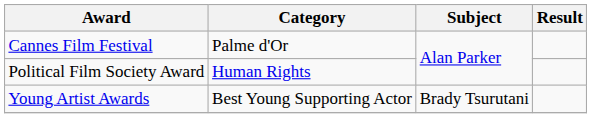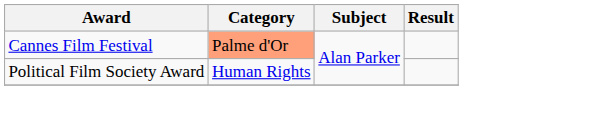(250, 44) no background -> (250, 44) lightsalmon background
- row: (79, 98)
